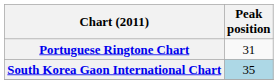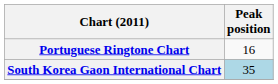(249, 49) 31 -> (249, 49) 16
